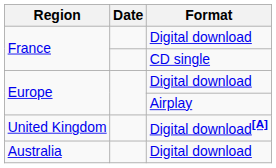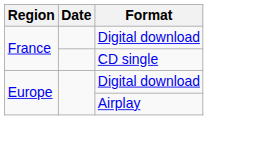- row: (57, 127)
- row: (35, 151)
